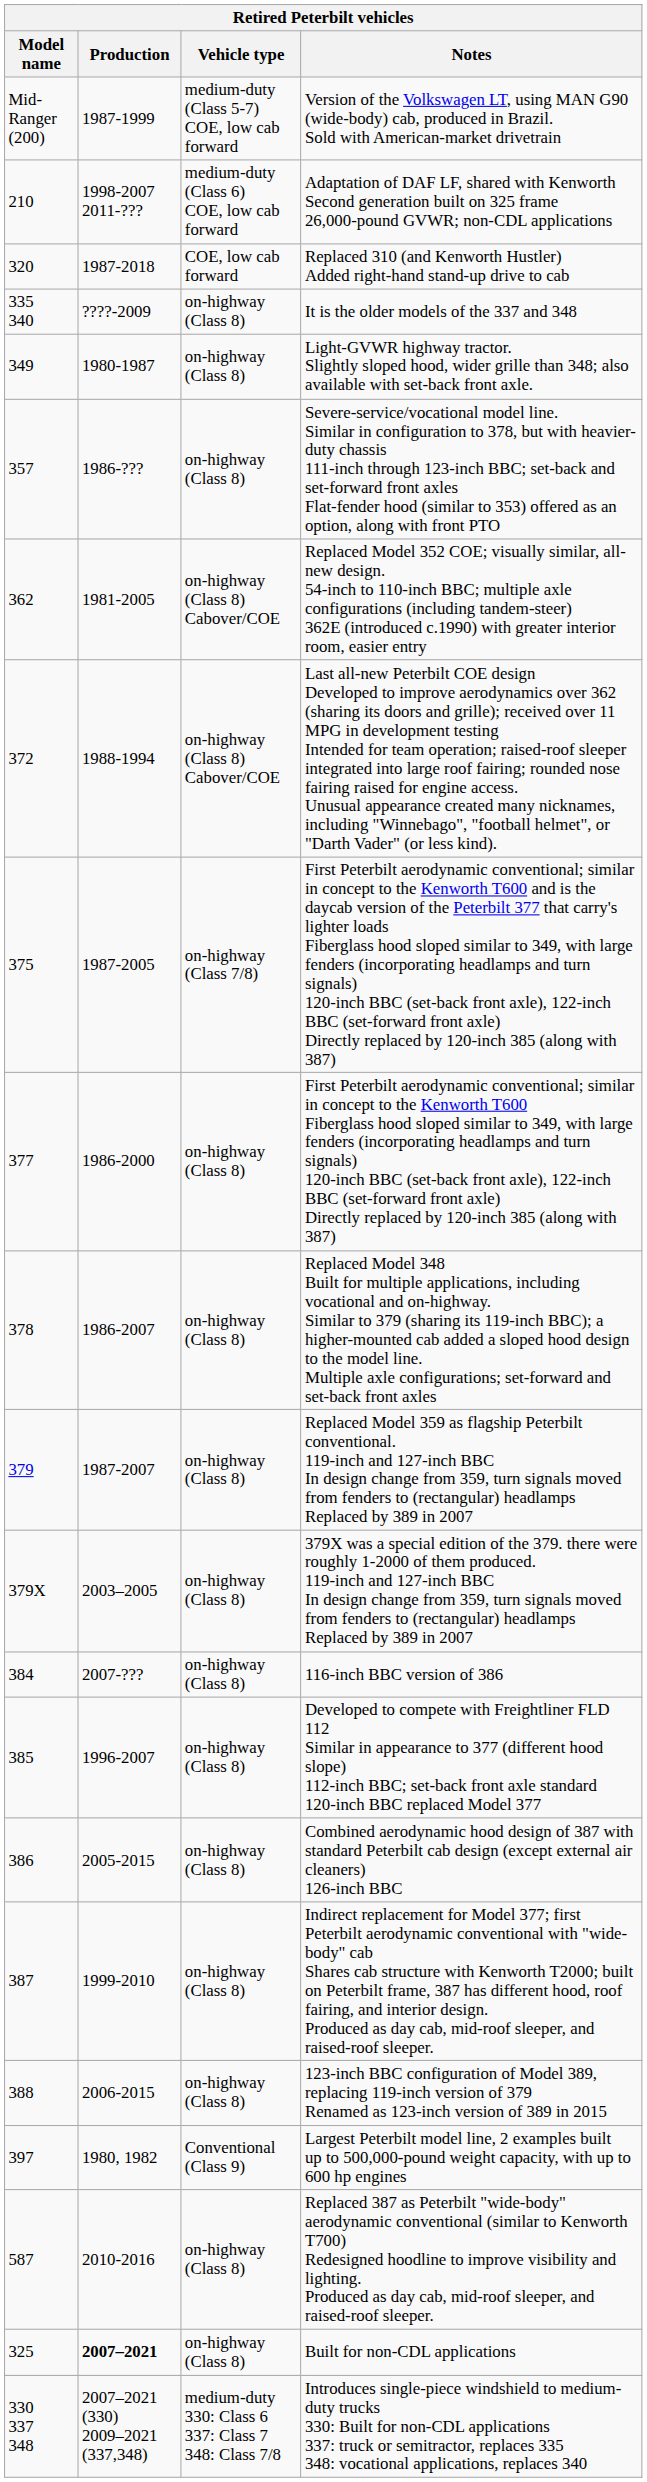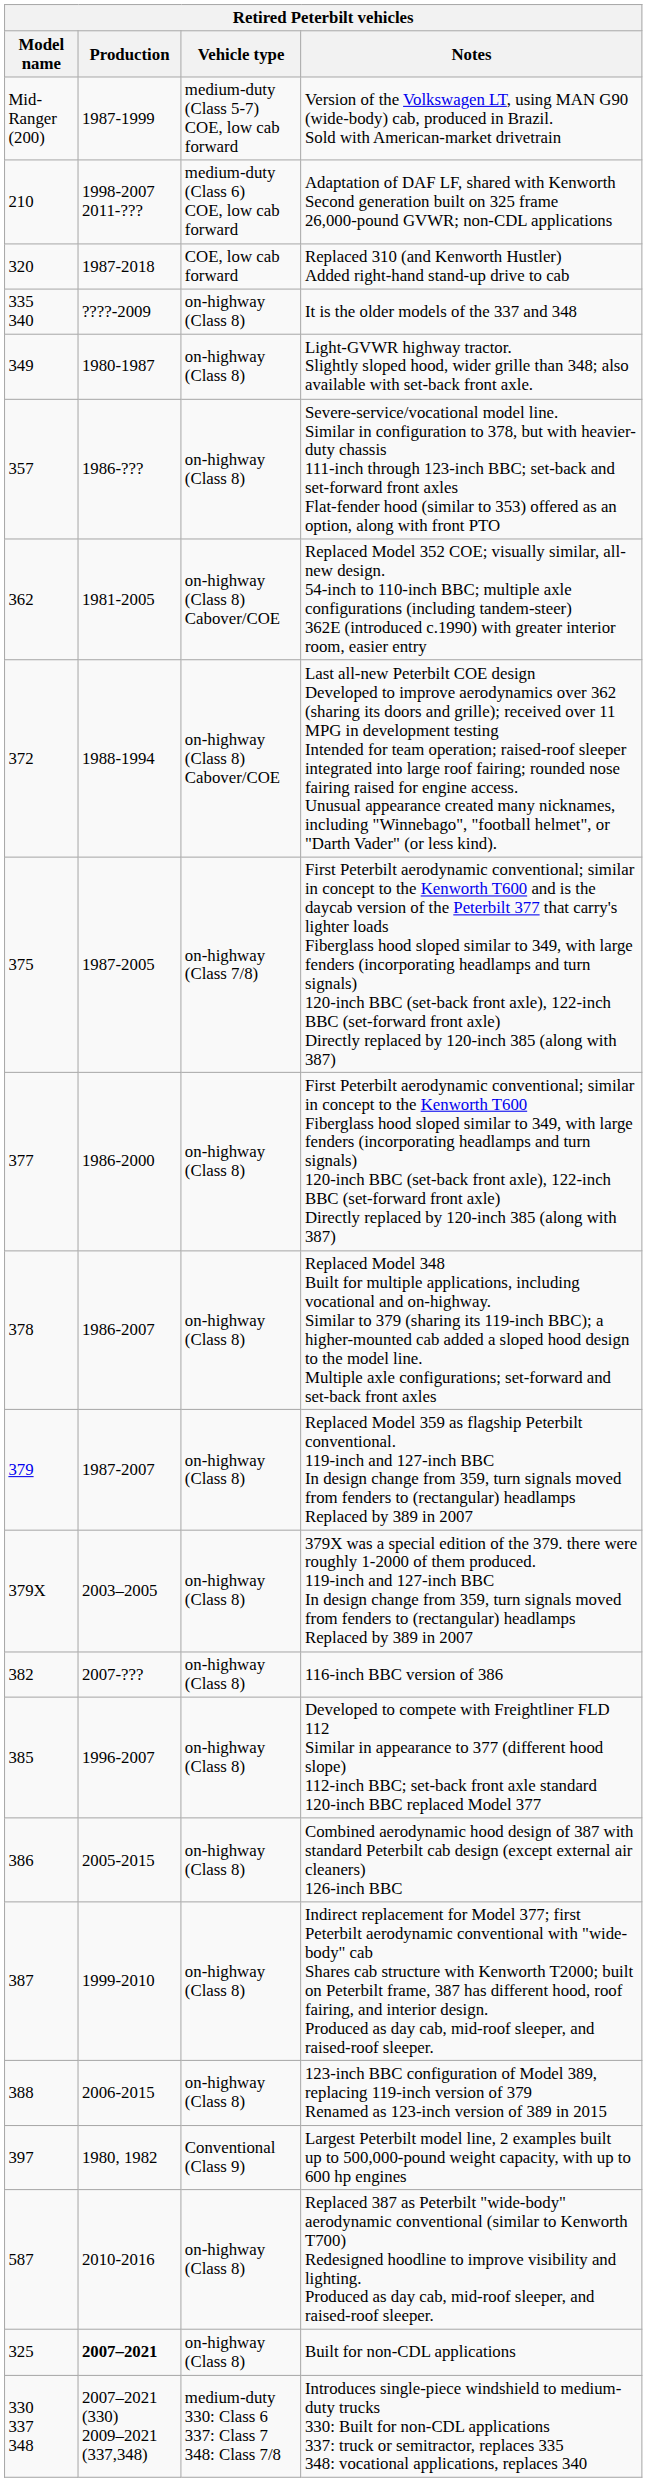(21, 1674) 384 -> (21, 1674) 382
